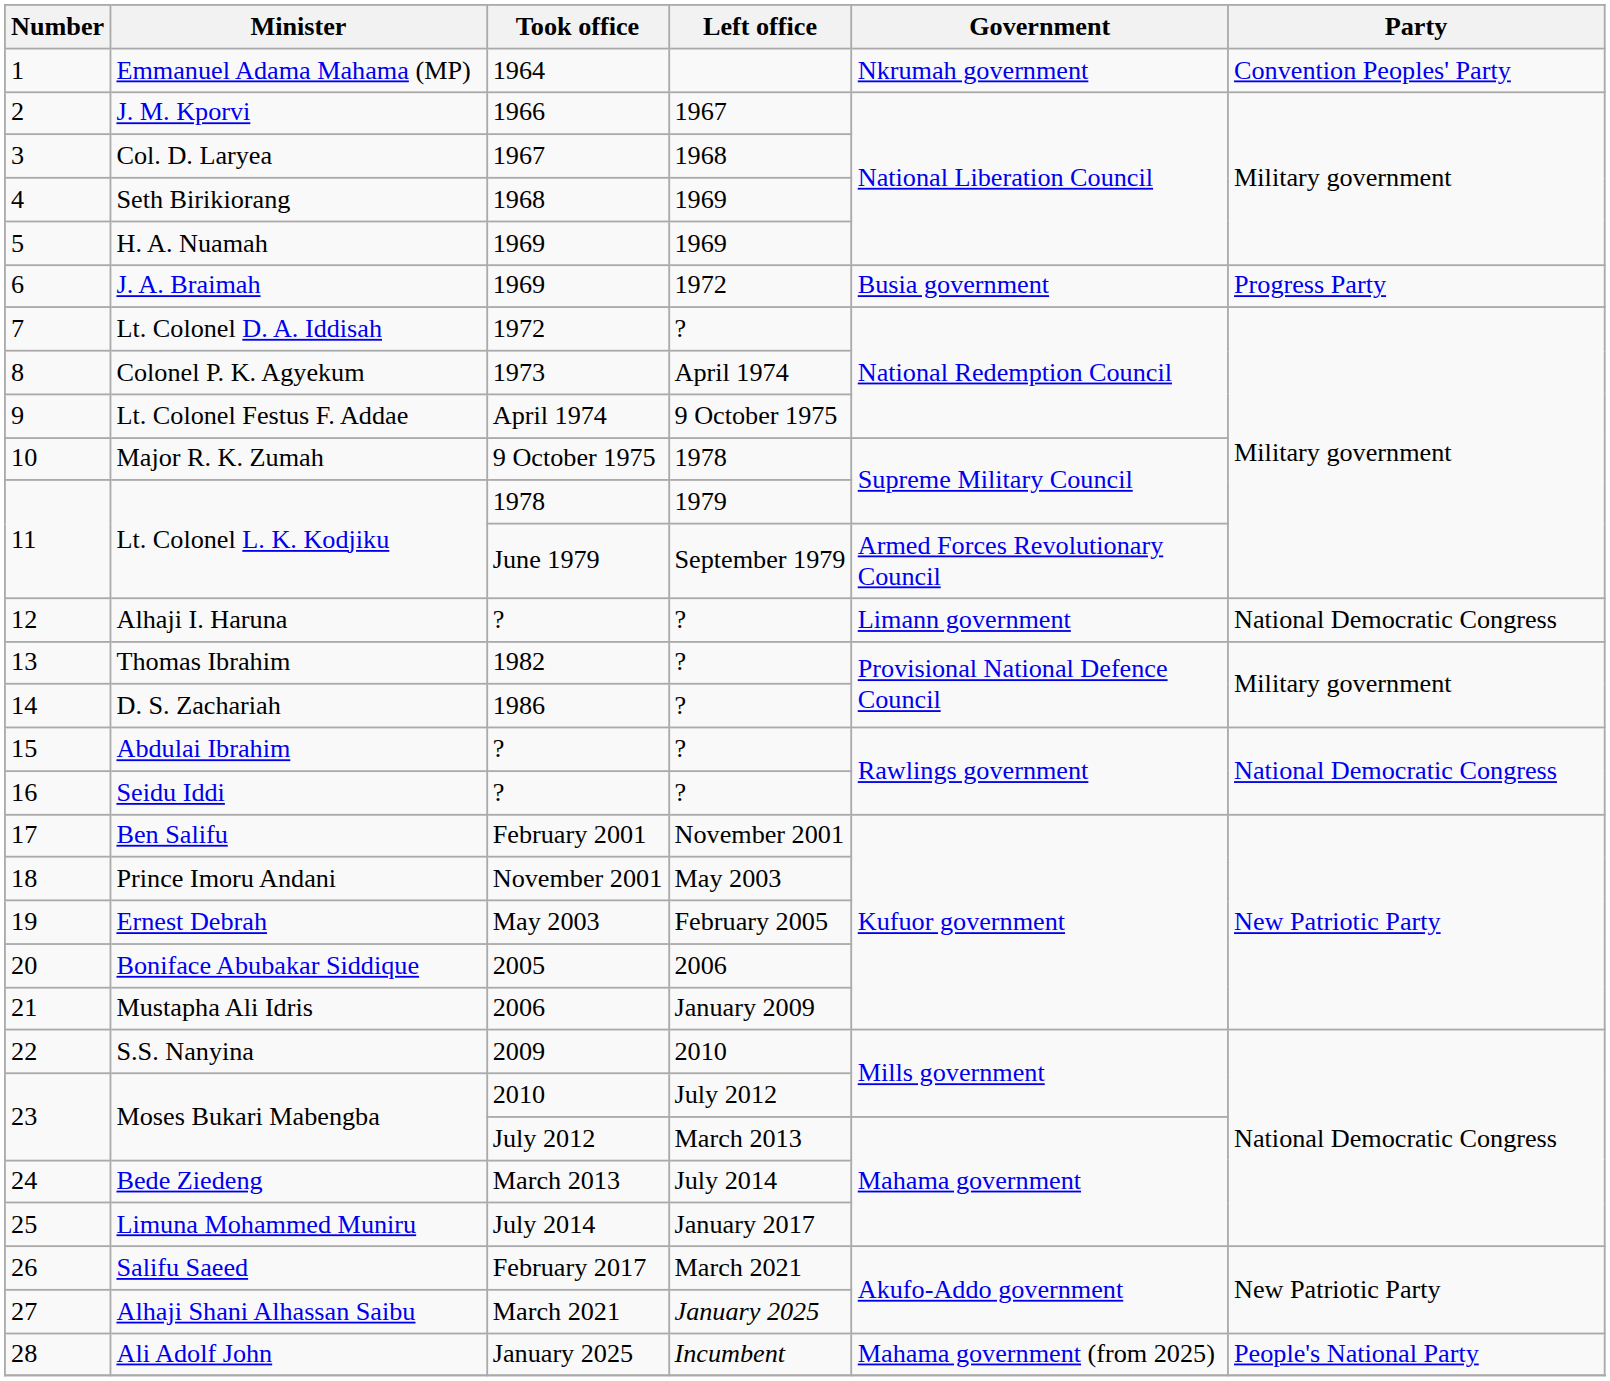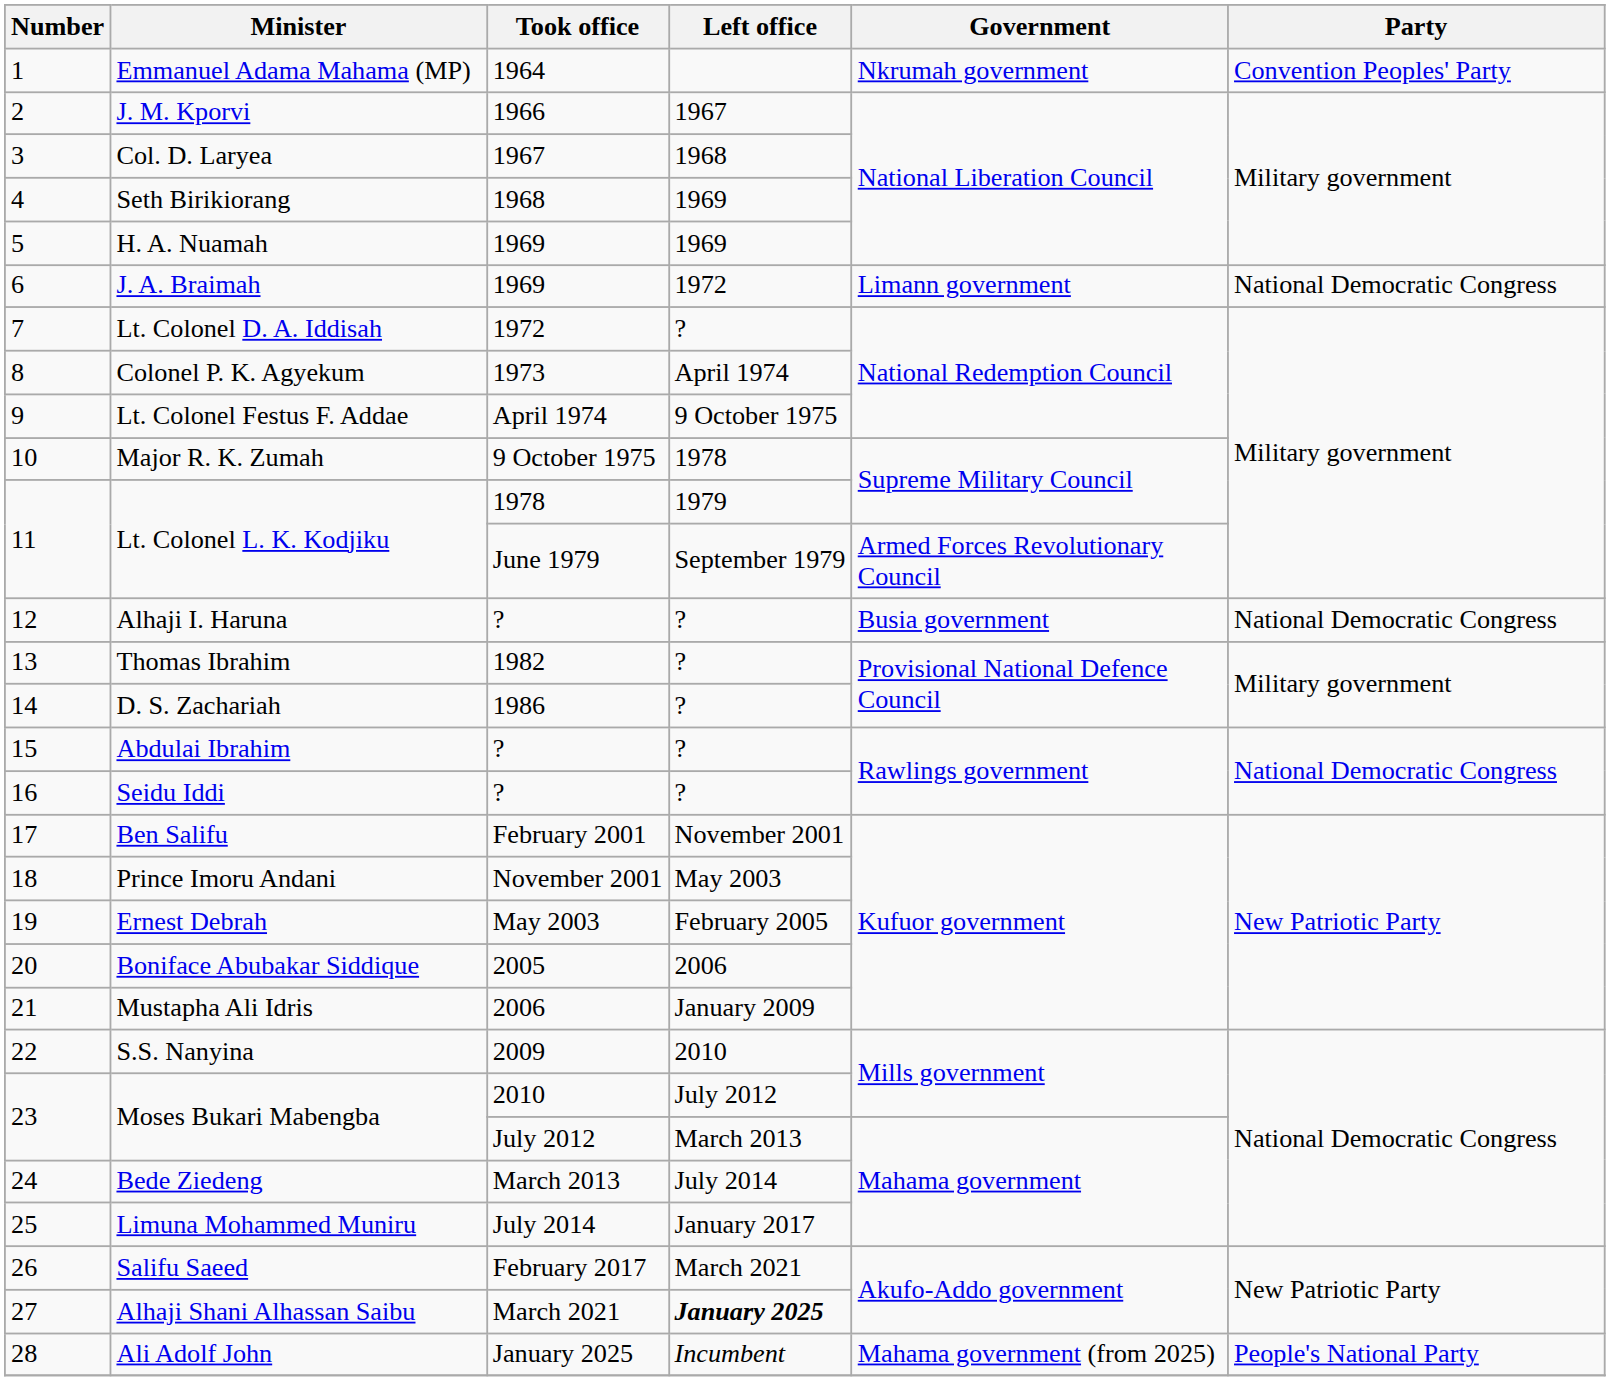(953, 285) Busia government -> (964, 285) Limann government
(1310, 285) Progress Party -> (1396, 285) National Democratic Congress
(964, 619) Limann government -> (953, 619) Busia government
(747, 1310) normal -> (749, 1310) bold
